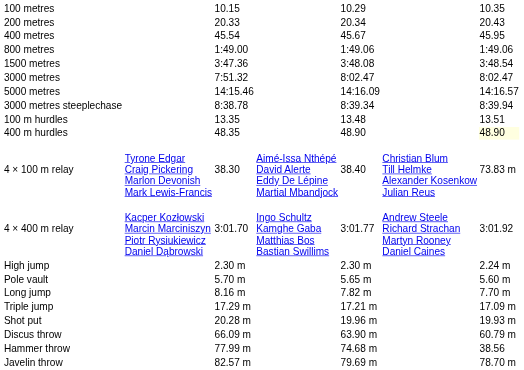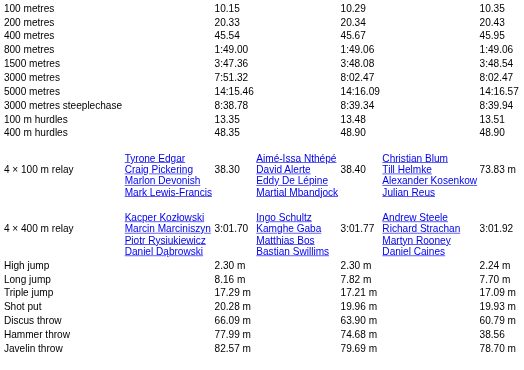(492, 133) lightyellow background -> (492, 133) no background
- row: (26, 279)
